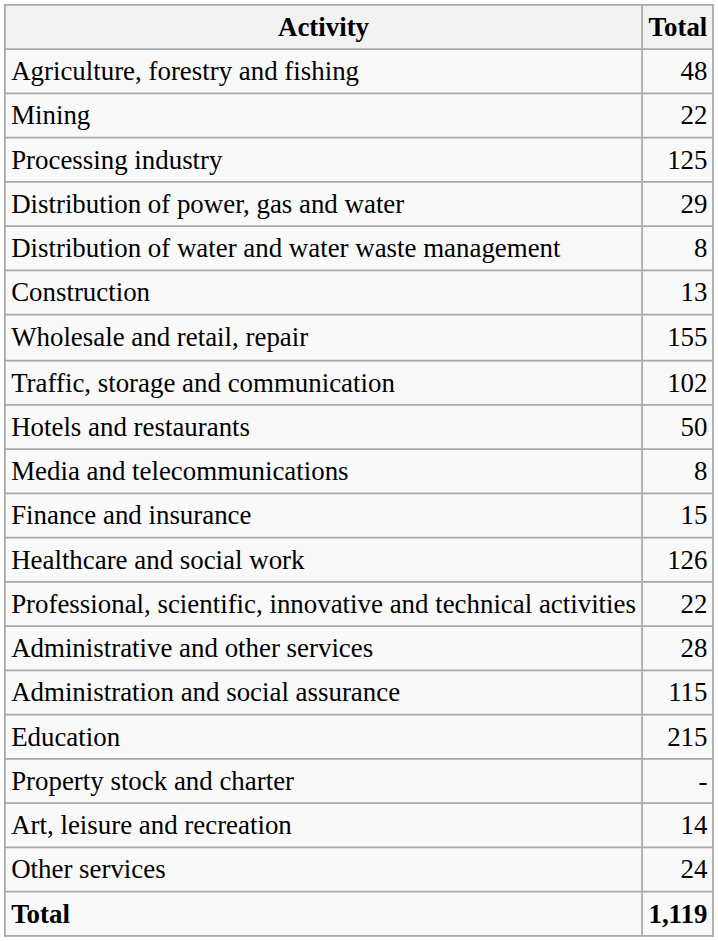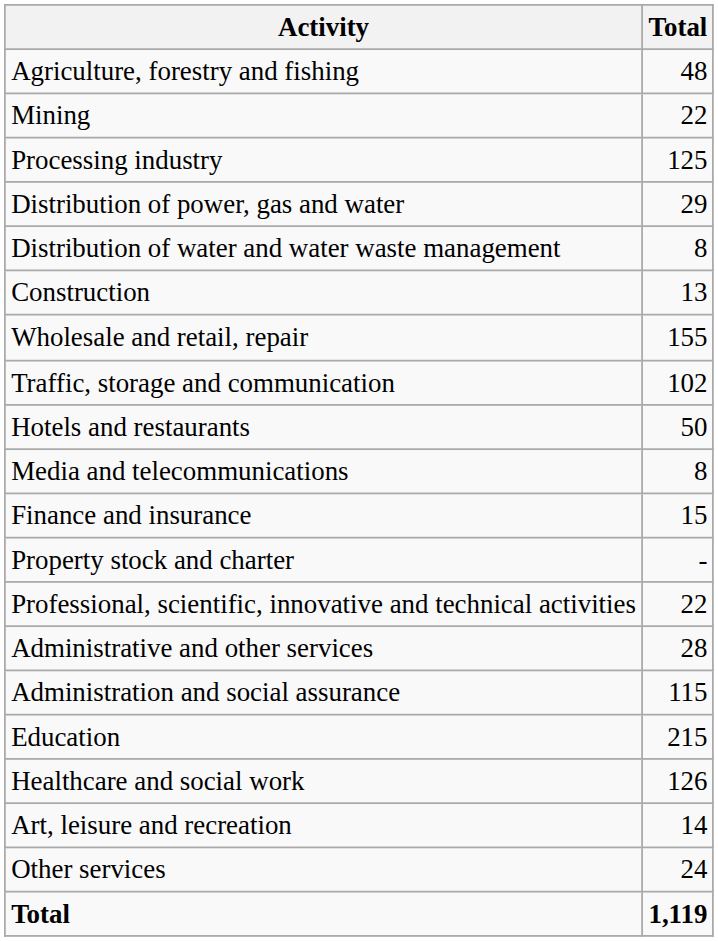rows swapped: (153, 780) <-> (158, 559)
